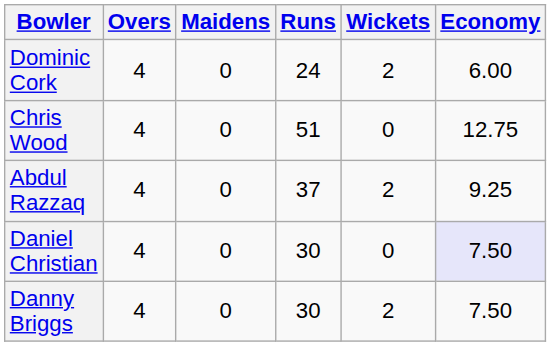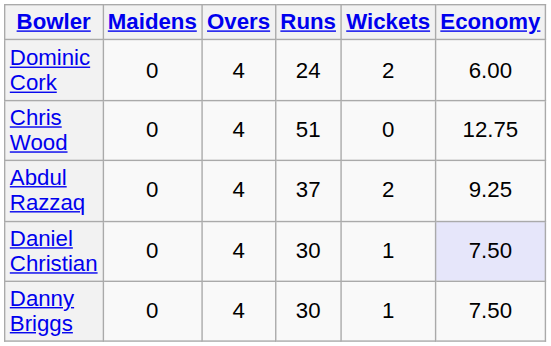columns swapped: (139, 22) <-> (226, 22)
(388, 250) 0 -> (388, 250) 1
(388, 311) 2 -> (388, 311) 1
